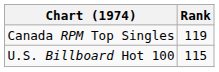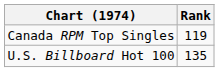(196, 56) 115 -> (196, 56) 135
